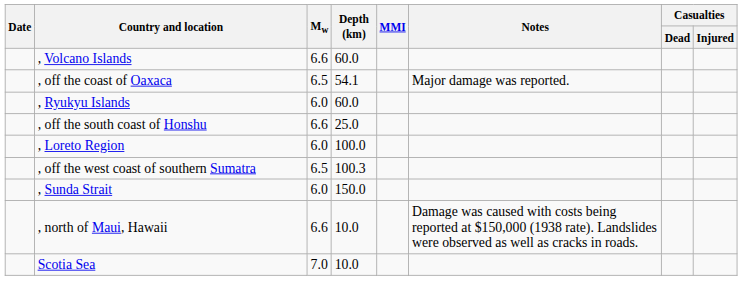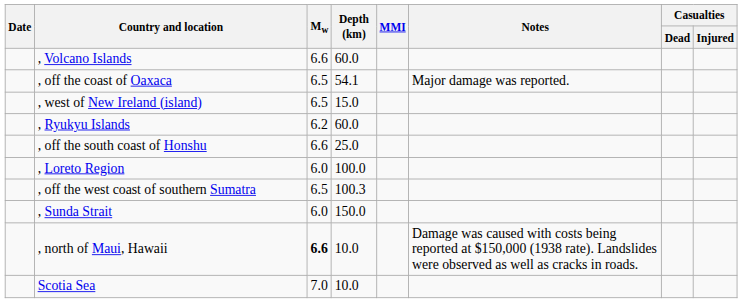+ row: (120, 102)
(319, 102) 6.0 -> (319, 124) 6.2
(319, 227) normal -> (319, 249) bold
